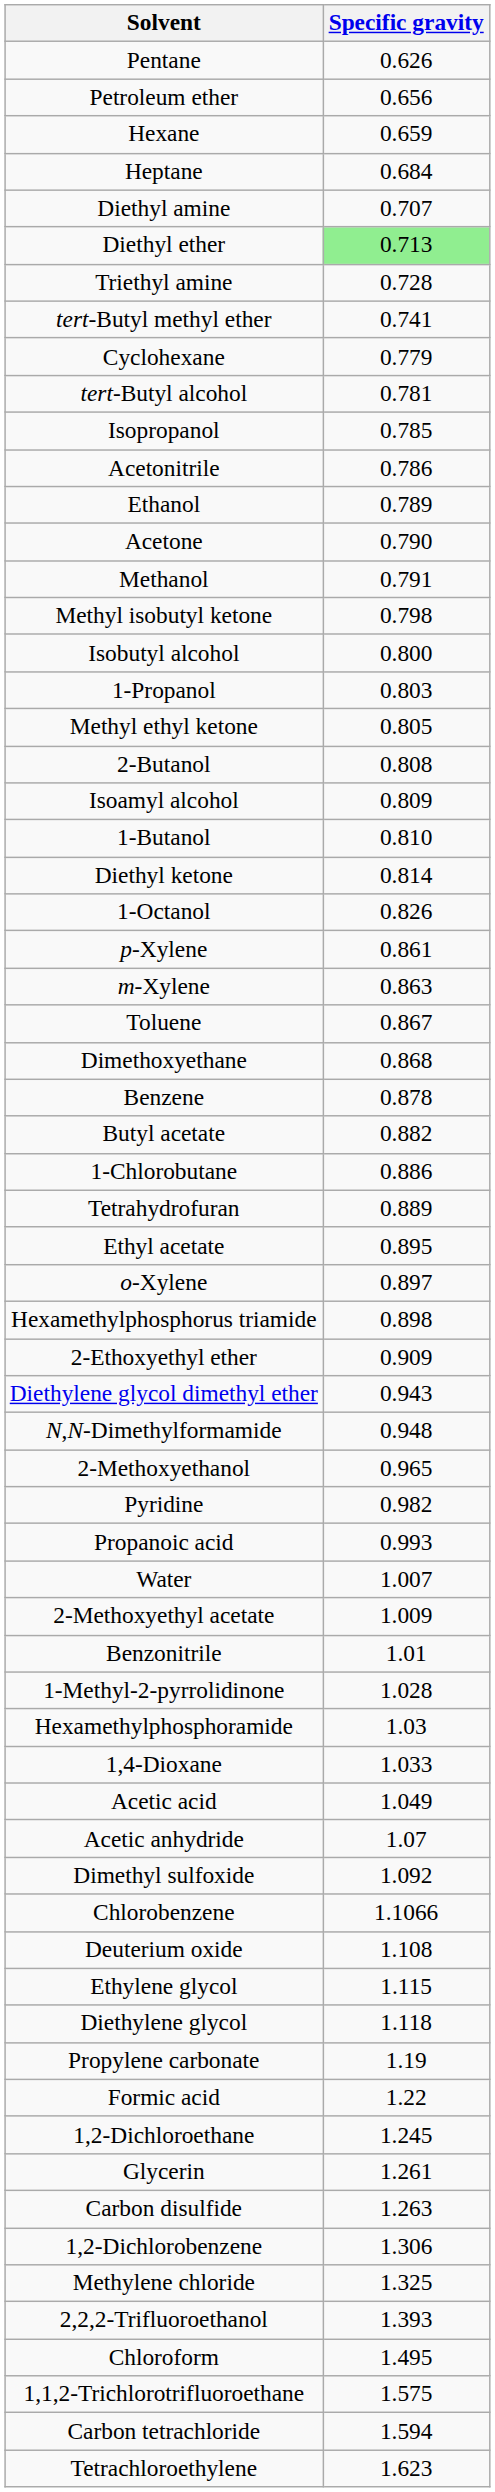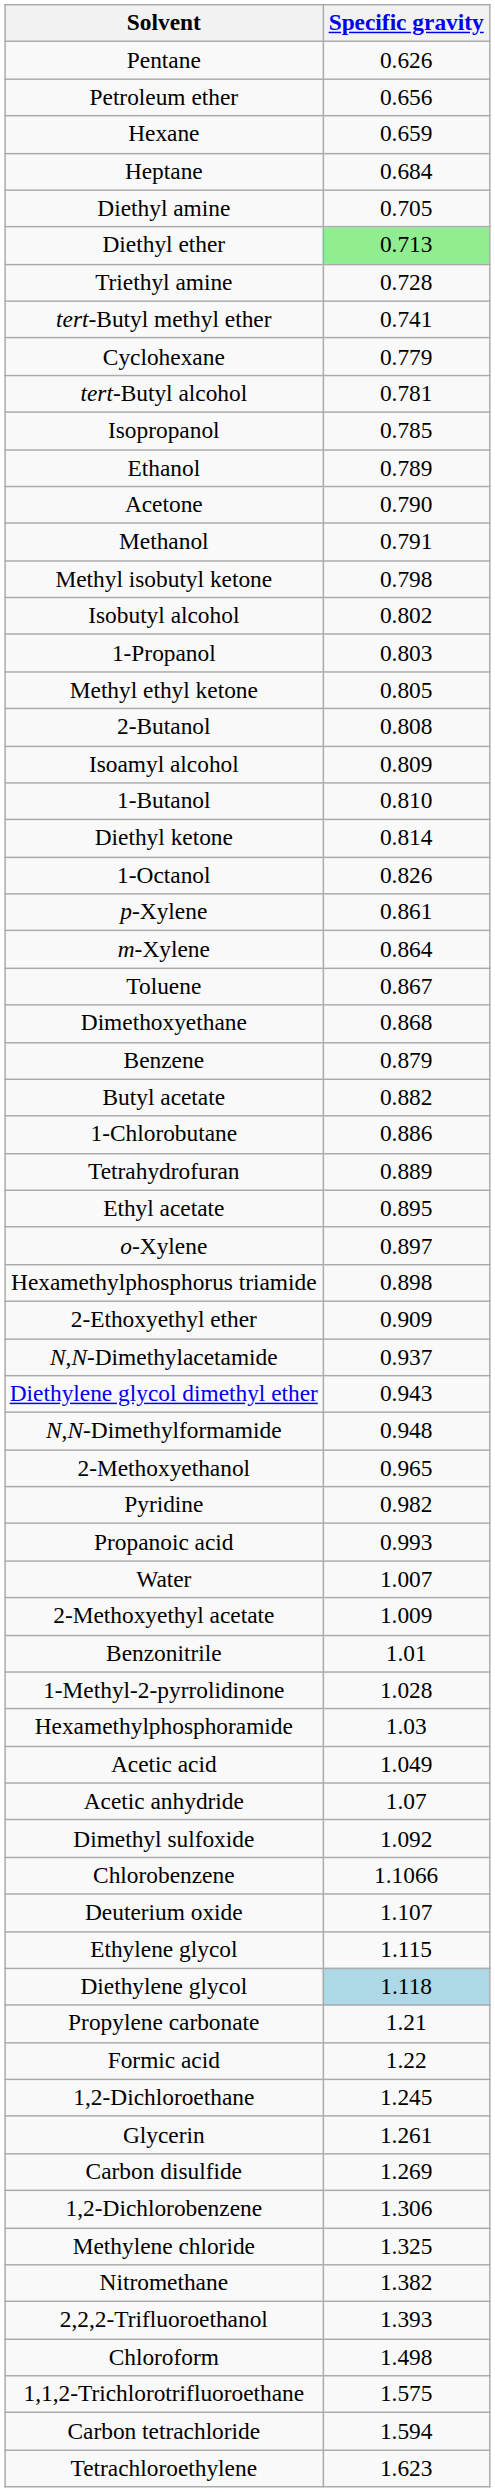(406, 208) 0.707 -> (406, 208) 0.705
- row: (164, 467)
(406, 652) 0.800 -> (406, 615) 0.802
(406, 986) 0.863 -> (406, 949) 0.864
(406, 1097) 0.878 -> (406, 1060) 0.879
+ row: (164, 1356)
- row: (164, 1764)
(406, 1949) 1.108 -> (406, 1912) 1.107
(406, 2023) no background -> (406, 1986) lightblue background
(406, 2060) 1.19 -> (406, 2023) 1.21
(406, 2208) 1.263 -> (406, 2171) 1.269
+ row: (164, 2282)
(406, 2357) 1.495 -> (406, 2357) 1.498
